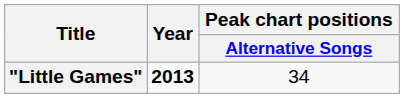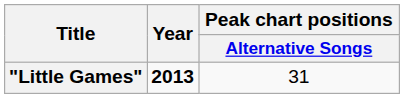(299, 77) 34 -> (299, 77) 31
